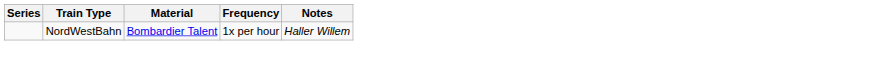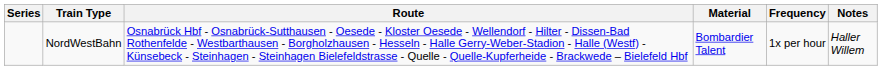+ column: (408, 13)
